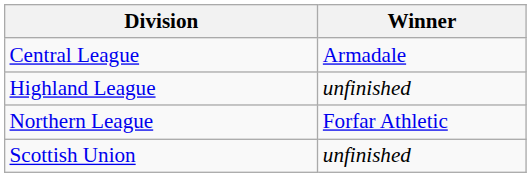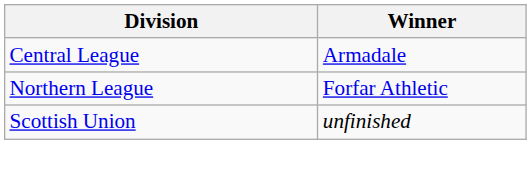- row: (83, 88)
